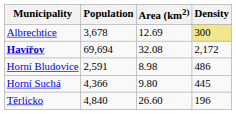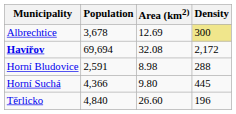(202, 66) 486 -> (202, 66) 288
